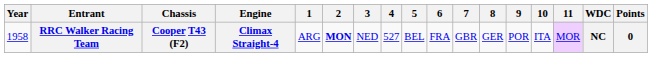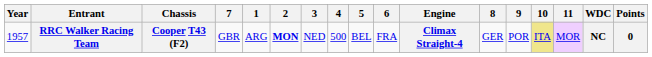columns swapped: (255, 13) <-> (466, 13)
(18, 37) 1958 -> (18, 37) 1957
(391, 37) 527 -> (338, 37) 500
(542, 37) no background -> (542, 37) khaki background
